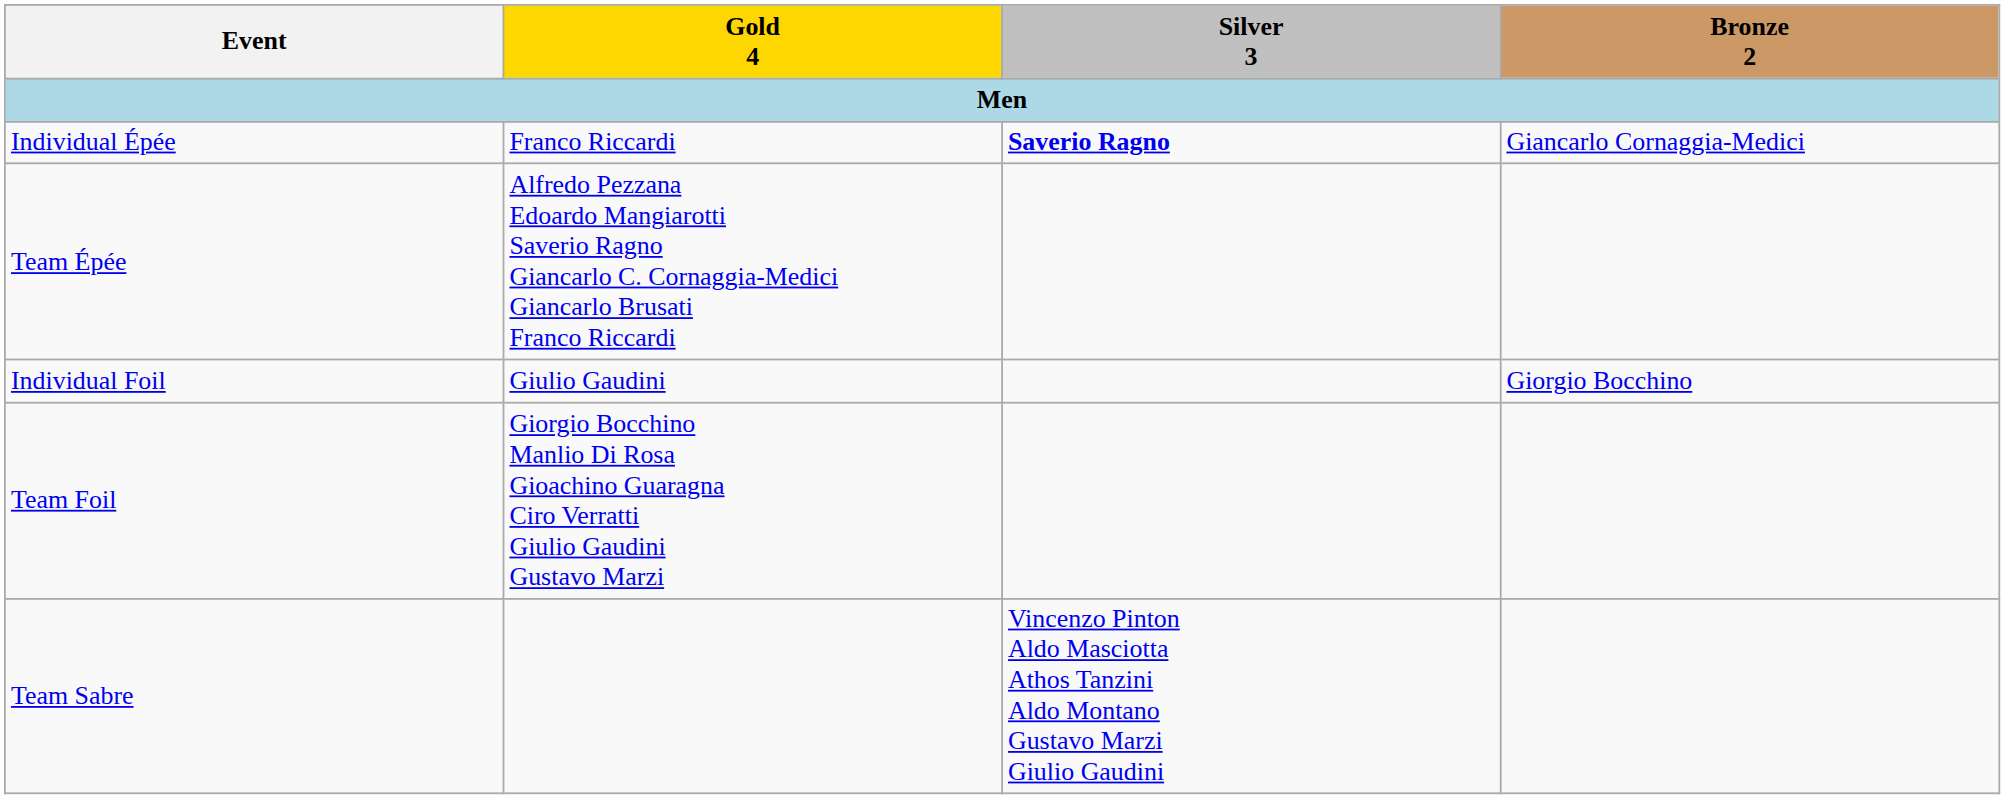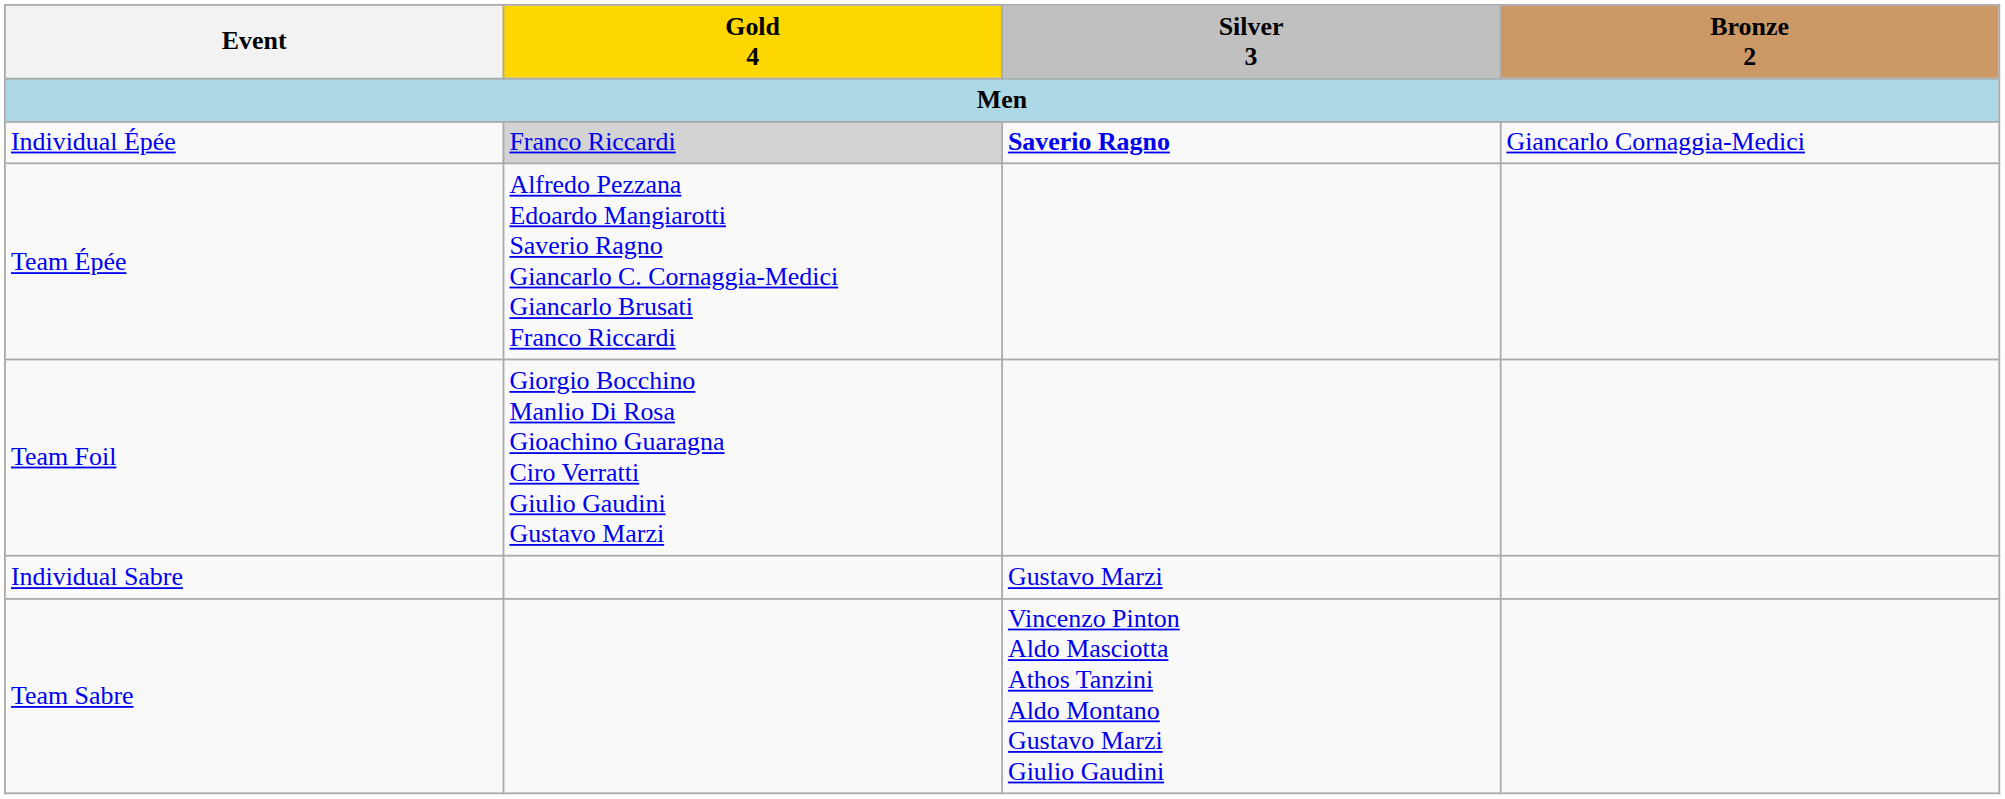(593, 142) no background -> (593, 142) lightgrey background
- row: (88, 380)
+ row: (97, 576)
